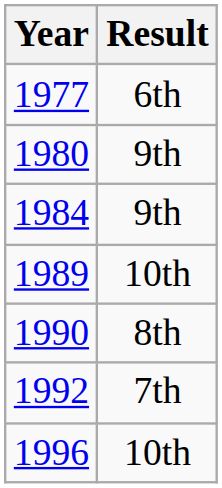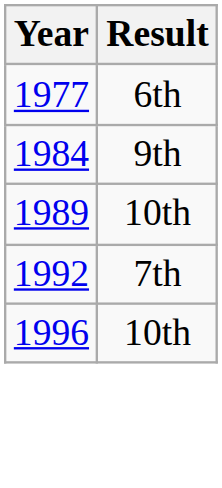- row: (51, 153)
- row: (51, 332)
